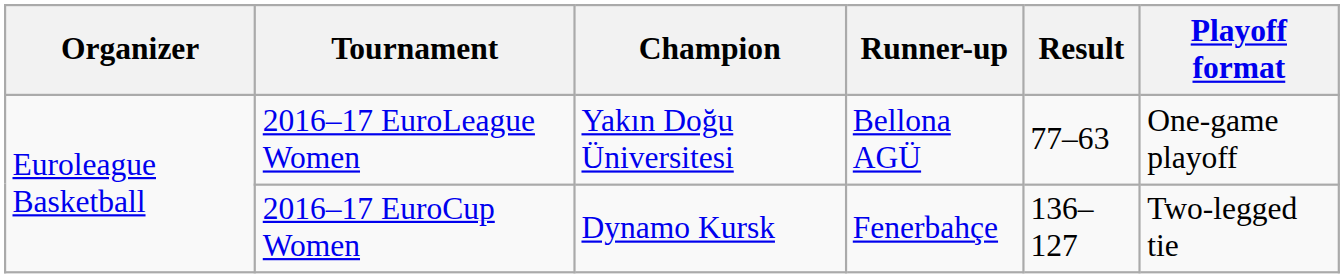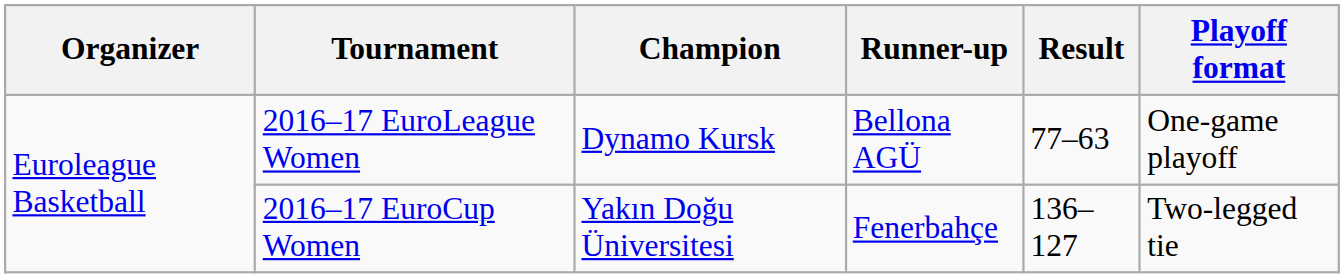(658, 138) Yakın Doğu Üniversitesi -> (678, 138) Dynamo Kursk
(678, 227) Dynamo Kursk -> (658, 227) Yakın Doğu Üniversitesi
